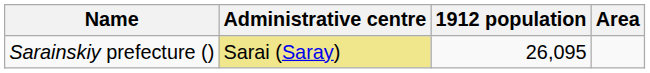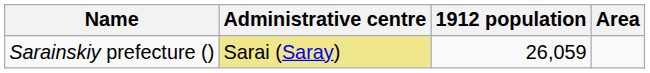(556, 51) 26,095 -> (556, 51) 26,059
